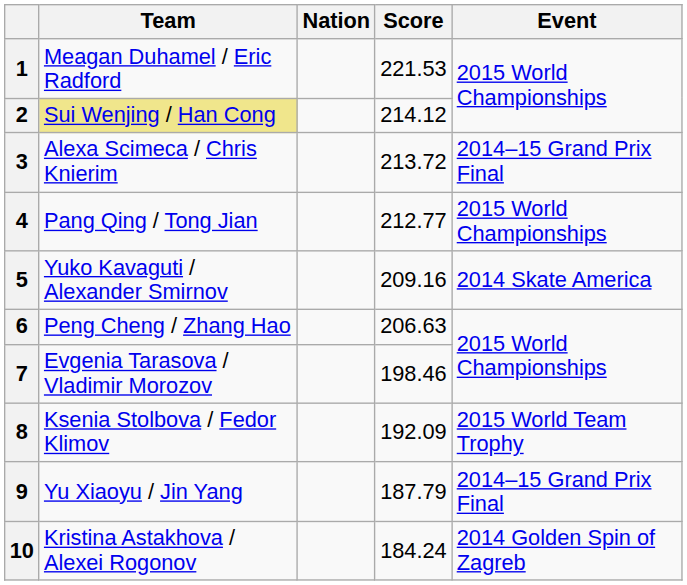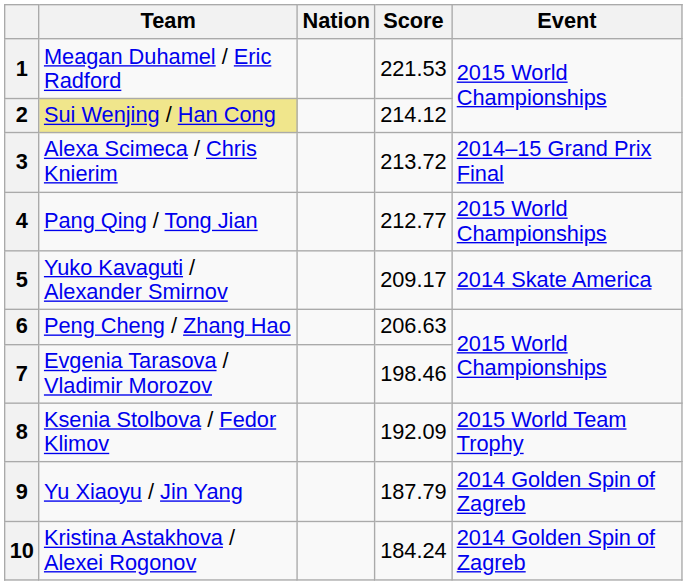(413, 279) 209.16 -> (413, 279) 209.17
(554, 491) 2014–15 Grand Prix Final -> (556, 491) 2014 Golden Spin of Zagreb
